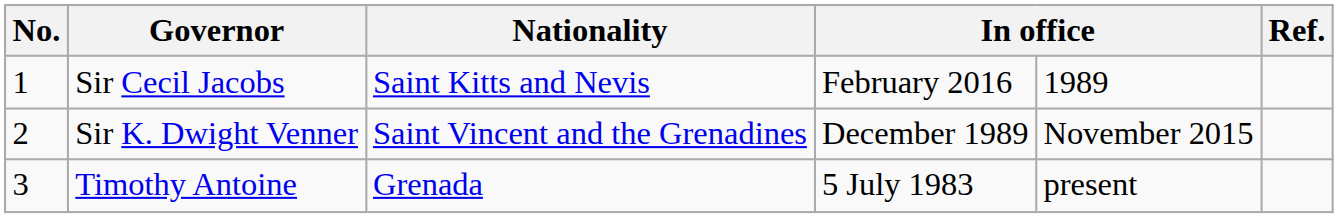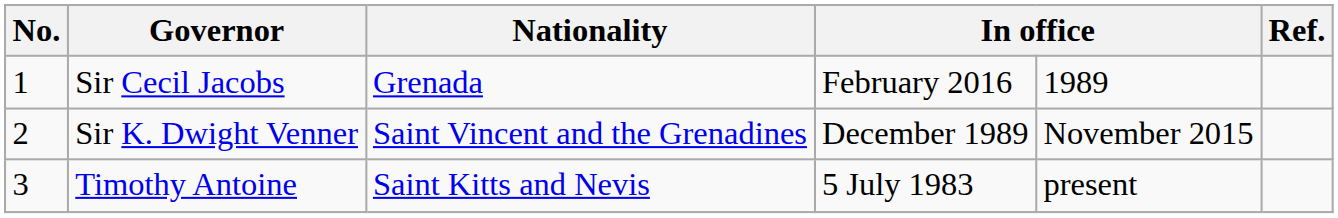(511, 81) Saint Kitts and Nevis -> (428, 81) Grenada
(428, 184) Grenada -> (511, 184) Saint Kitts and Nevis
